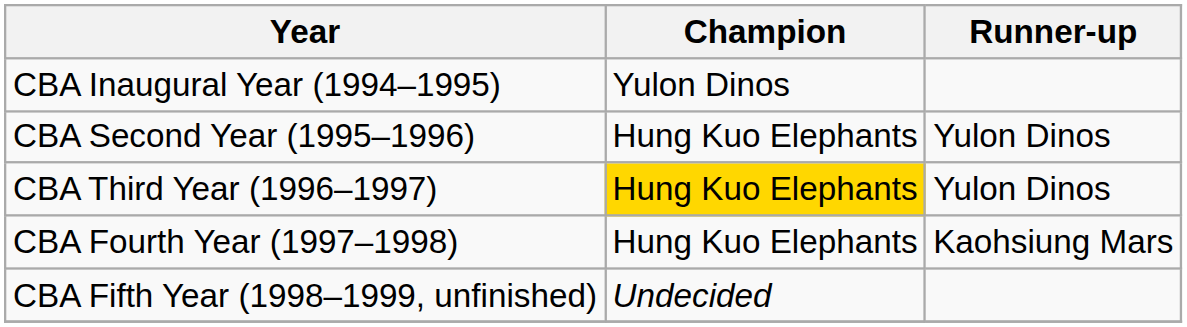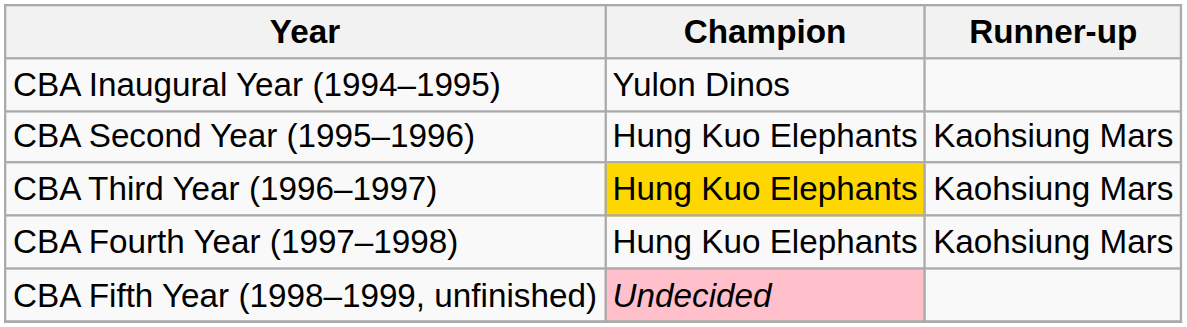(1022, 137) Yulon Dinos -> (1053, 137) Kaohsiung Mars
(1022, 189) Yulon Dinos -> (1053, 189) Kaohsiung Mars
(692, 295) no background -> (692, 295) pink background
